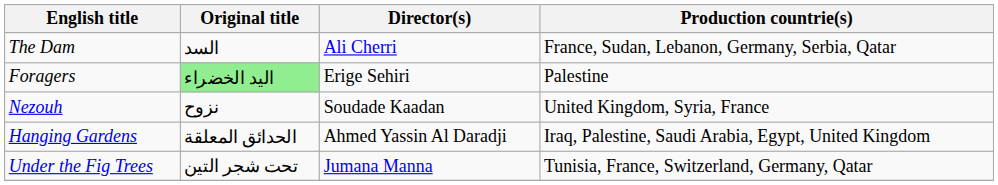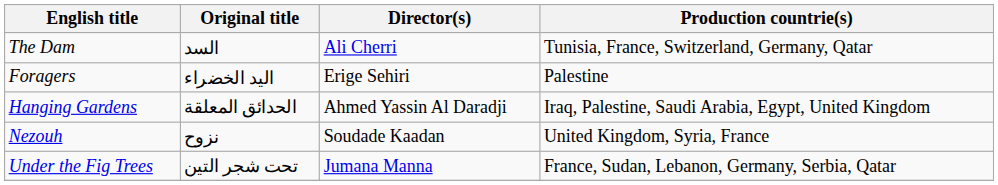(720, 47) France, Sudan, Lebanon, Germany, Serbia, Qatar -> (708, 47) Tunisia, France, Switzerland, Germany, Qatar
(229, 77) lightgreen background -> (229, 77) no background
rows swapped: (73, 136) <-> (36, 106)
(708, 165) Tunisia, France, Switzerland, Germany, Qatar -> (720, 165) France, Sudan, Lebanon, Germany, Serbia, Qatar
